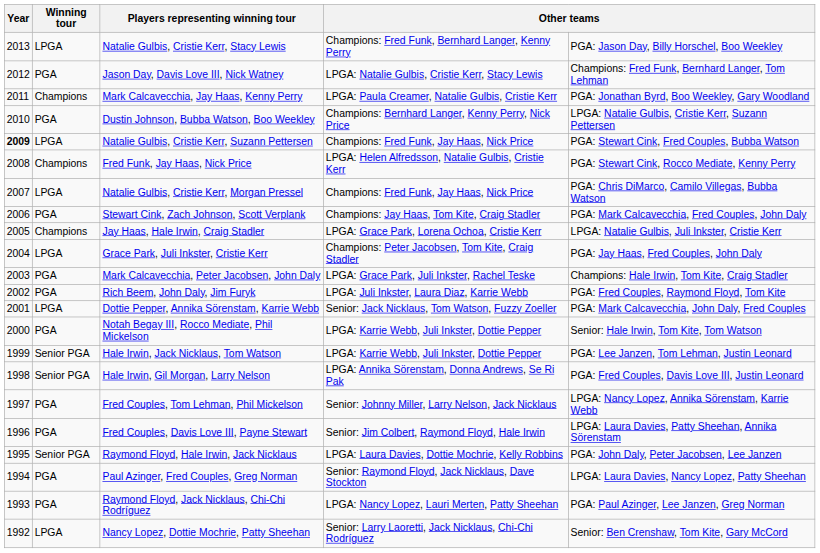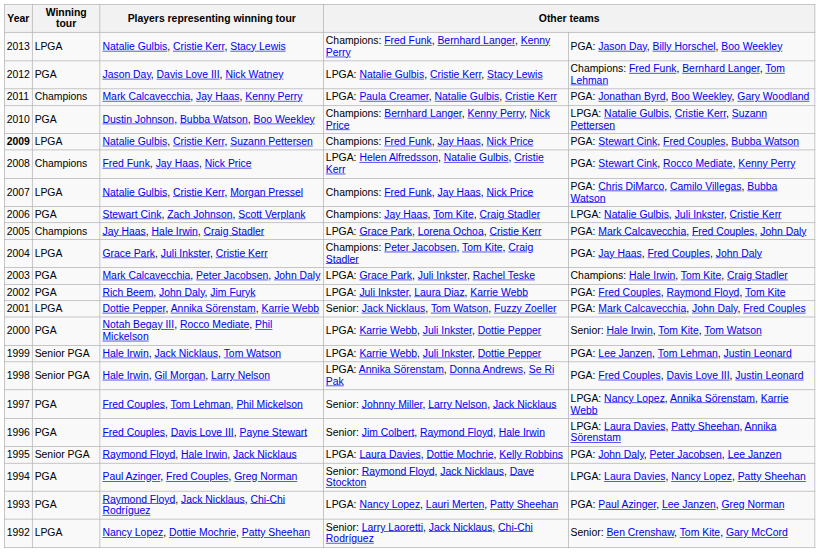(689, 214) PGA: Mark Calcavecchia, Fred Couples, John Daly -> (676, 214) LPGA: Natalie Gulbis, Juli Inkster, Cristie Kerr
(676, 231) LPGA: Natalie Gulbis, Juli Inkster, Cristie Kerr -> (689, 231) PGA: Mark Calcavecchia, Fred Couples, John Daly
